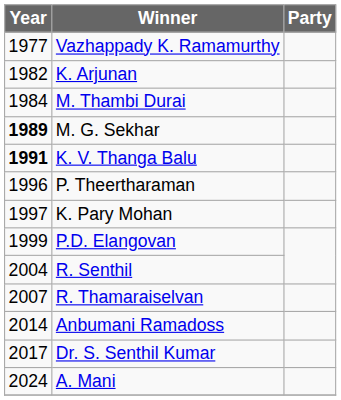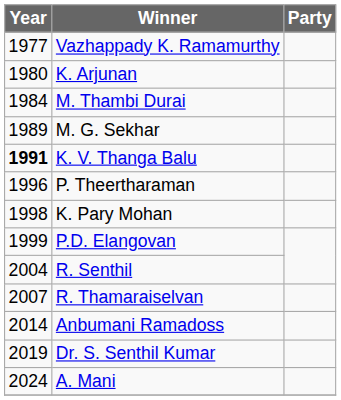(28, 74) 1982 -> (28, 74) 1980
(28, 130) bold -> (28, 130) normal
(28, 213) 1997 -> (28, 213) 1998
(28, 353) 2017 -> (28, 353) 2019
